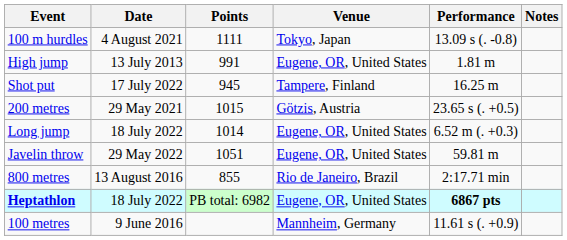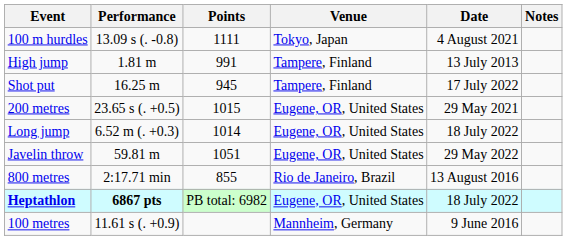columns swapped: (476, 16) <-> (138, 16)
(352, 62) Eugene, OR, United States -> (323, 62) Tampere, Finland
(318, 108) Götzis, Austria -> (348, 108) Eugene, OR, United States
